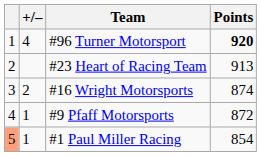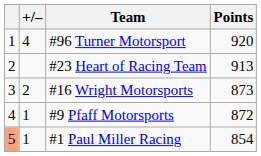(242, 41) bold -> (242, 41) normal
(242, 90) 874 -> (242, 90) 873
